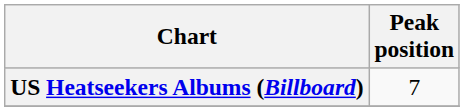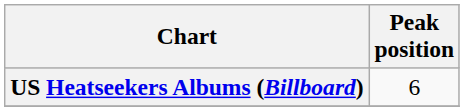(414, 86) 7 -> (414, 86) 6
